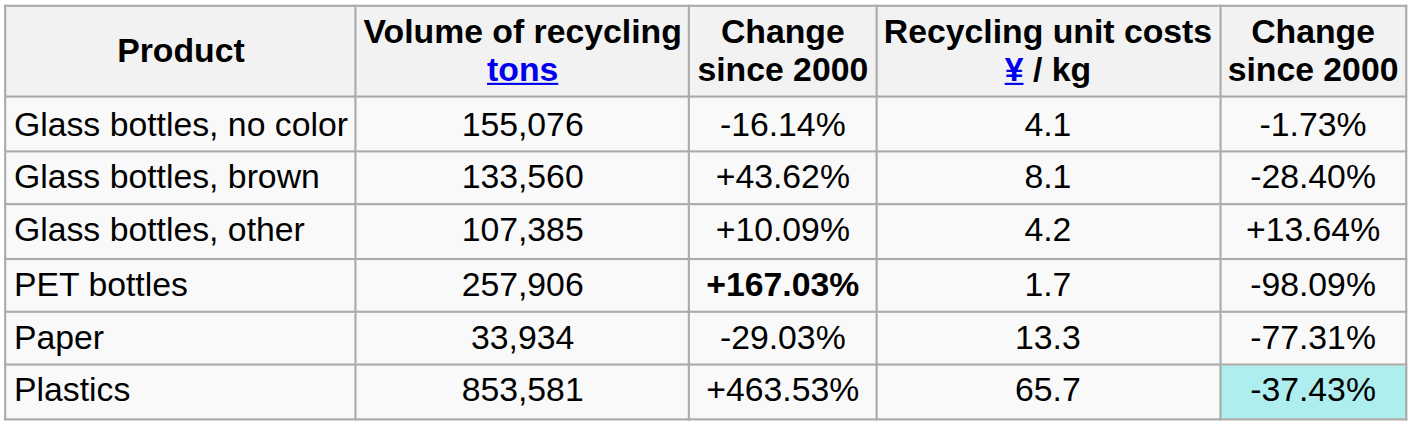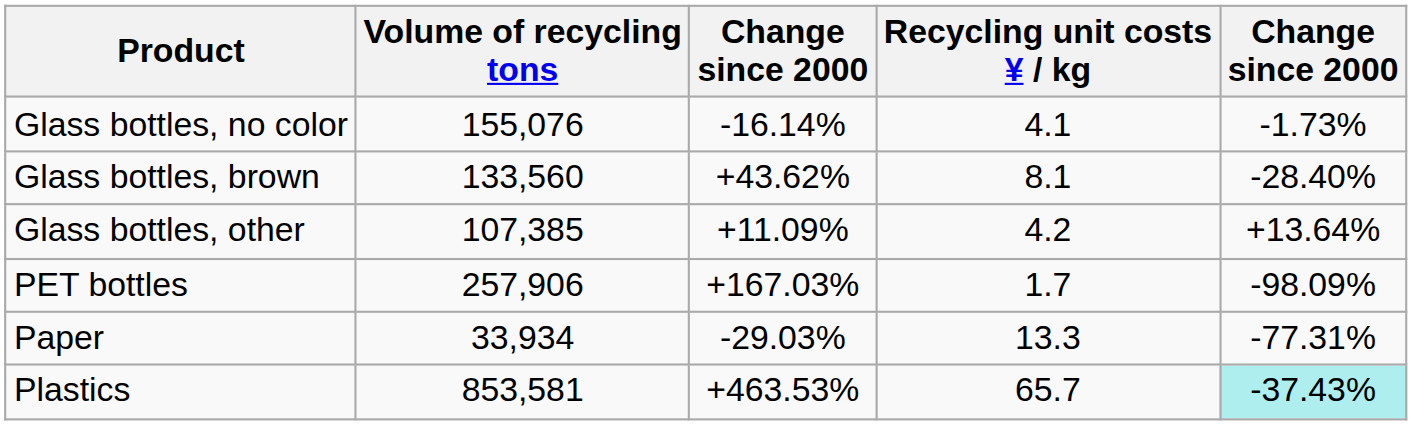(783, 230) +10.09% -> (783, 230) +11.09%
(783, 284) bold -> (783, 284) normal
